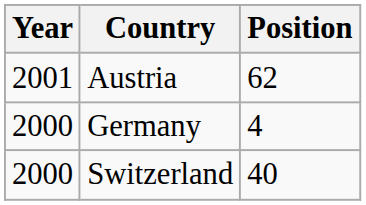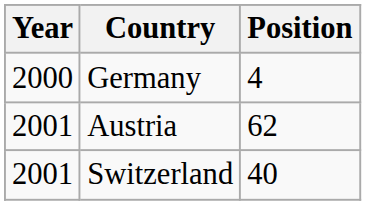rows swapped: (144, 125) <-> (132, 77)
(43, 174) 2000 -> (43, 174) 2001
